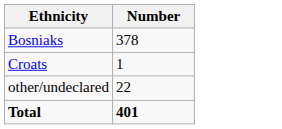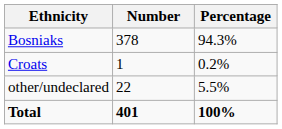+ column: (236, 16)
